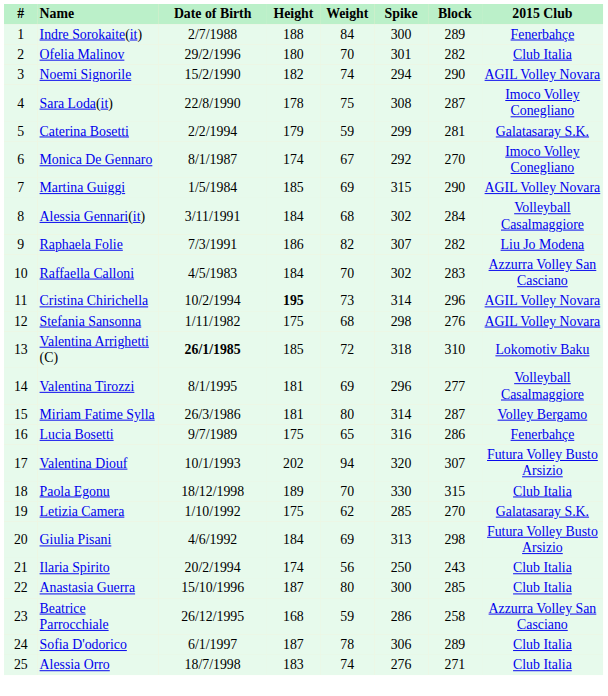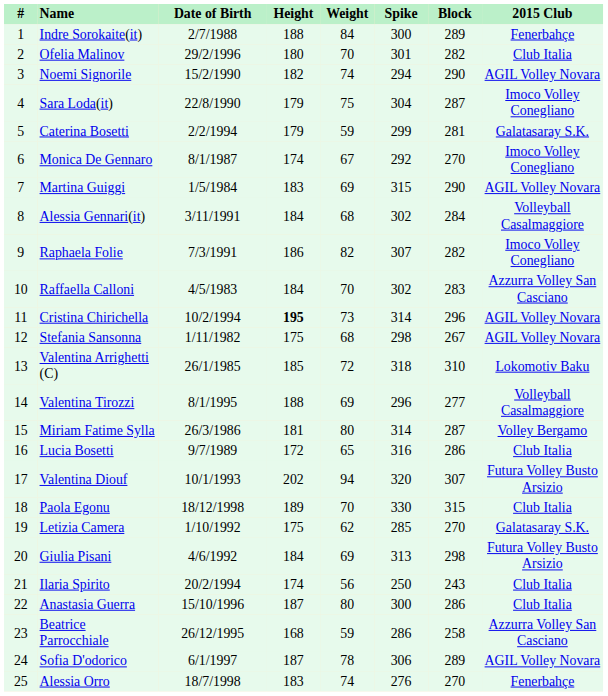(293, 102) 178 -> (293, 102) 179
(401, 102) 308 -> (401, 102) 304
(293, 187) 185 -> (293, 187) 183
(542, 244) Liu Jo Modena -> (542, 252) Imoco Volley Conegliano
(455, 321) 276 -> (455, 337) 267
(213, 349) bold -> (213, 365) normal
(293, 386) 181 -> (293, 402) 188
(293, 434) 175 -> (293, 450) 172
(542, 434) Fenerbahçe -> (542, 450) Club Italia
(455, 588) 285 -> (455, 604) 286
(542, 644) Club Italia -> (542, 661) AGIL Volley Novara
(455, 664) 271 -> (455, 681) 270
(542, 664) Club Italia -> (542, 681) Fenerbahçe
